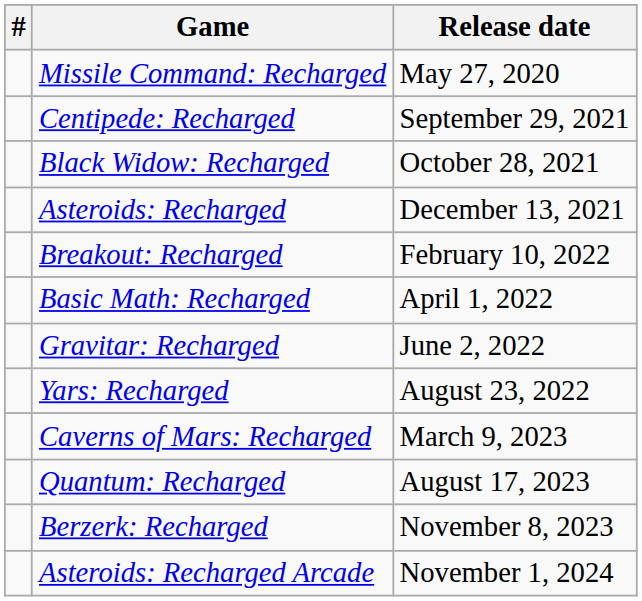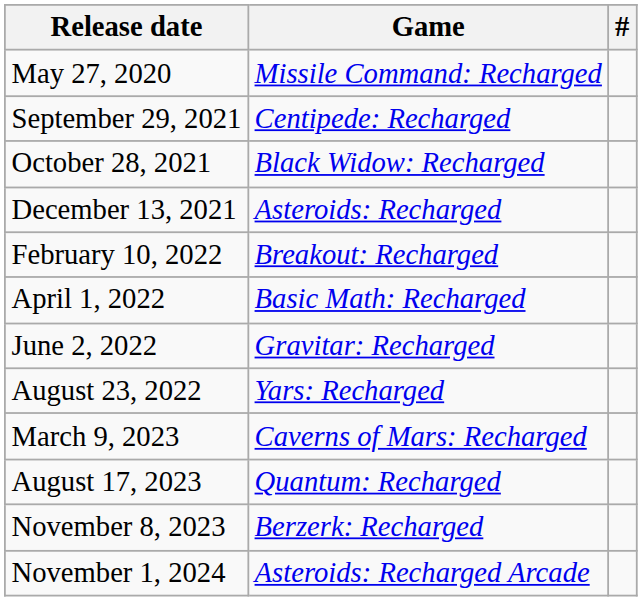columns swapped: (19, 27) <-> (514, 27)
